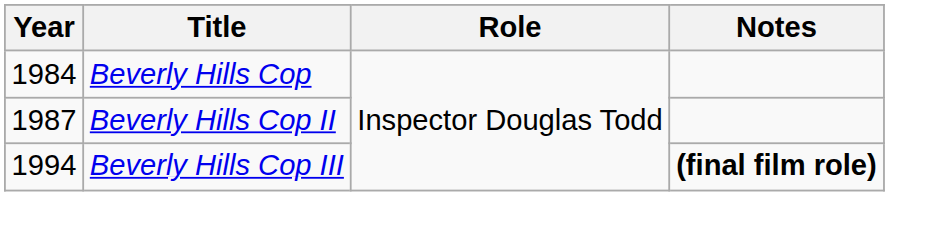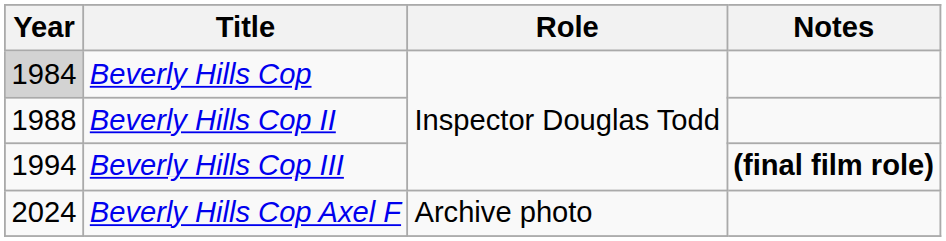(44, 73) no background -> (44, 73) lightgrey background
(44, 119) 1987 -> (44, 119) 1988
+ row: (245, 212)
